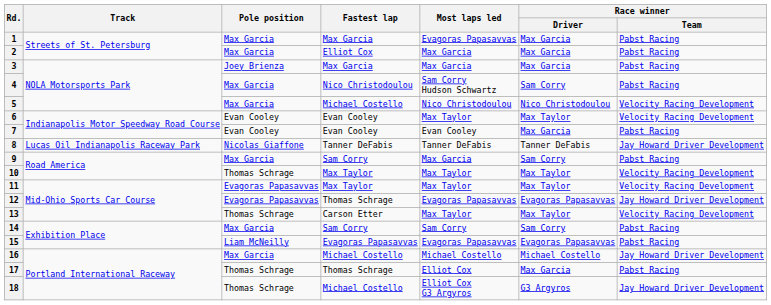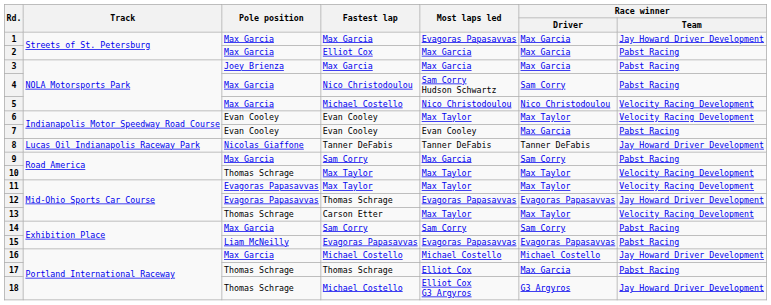(649, 39) Pabst Racing -> (692, 39) Jay Howard Driver Development
